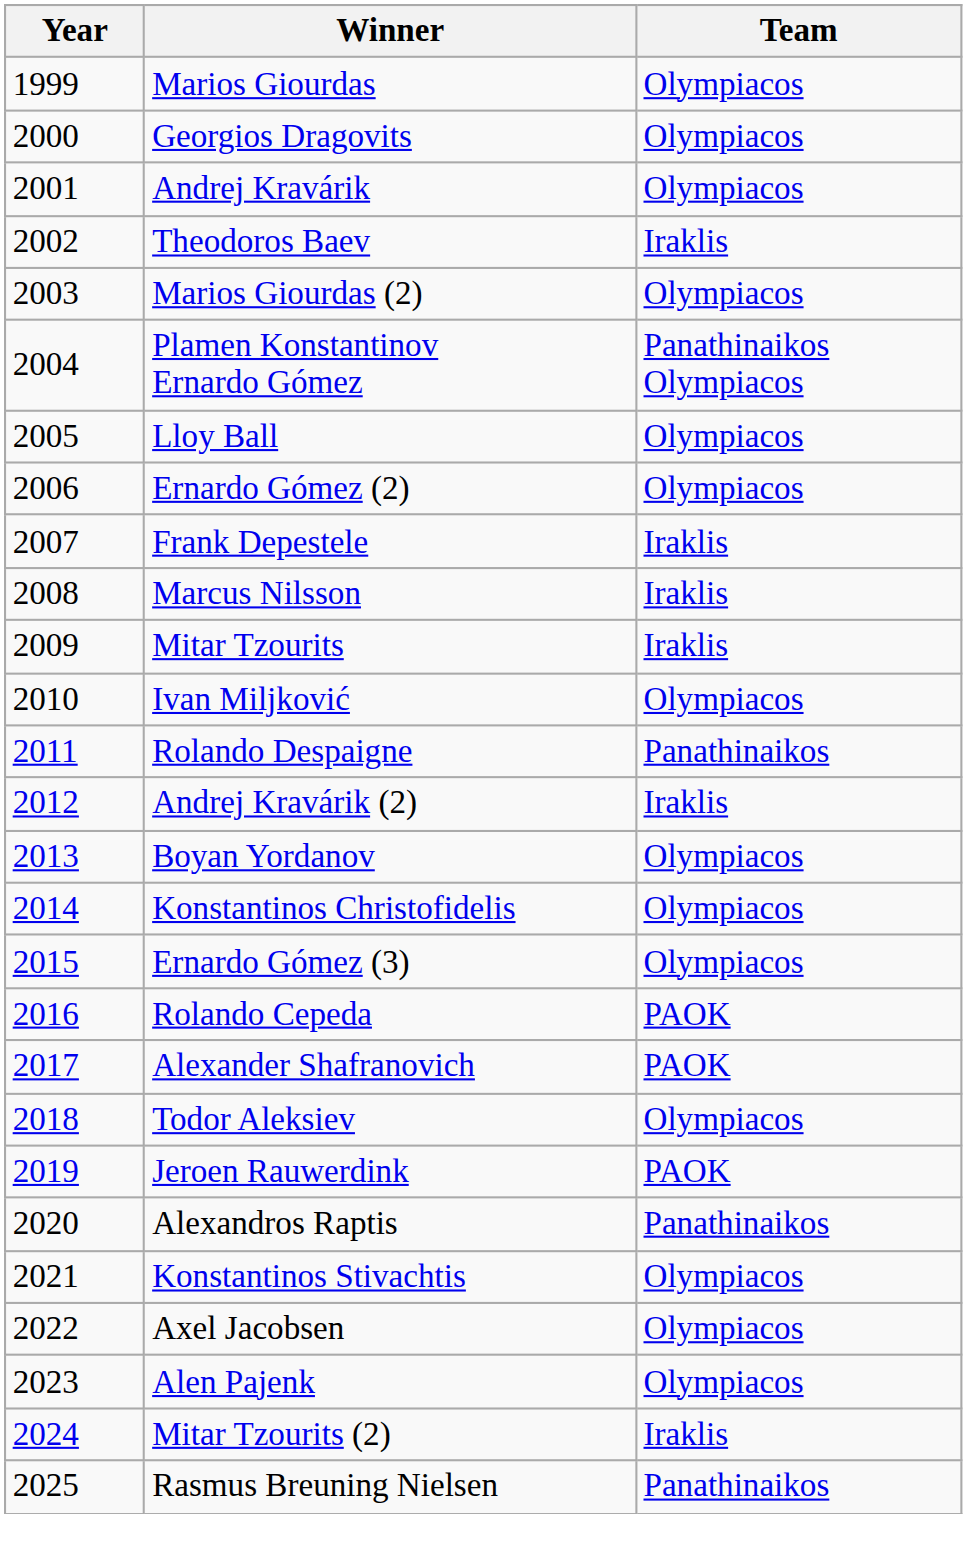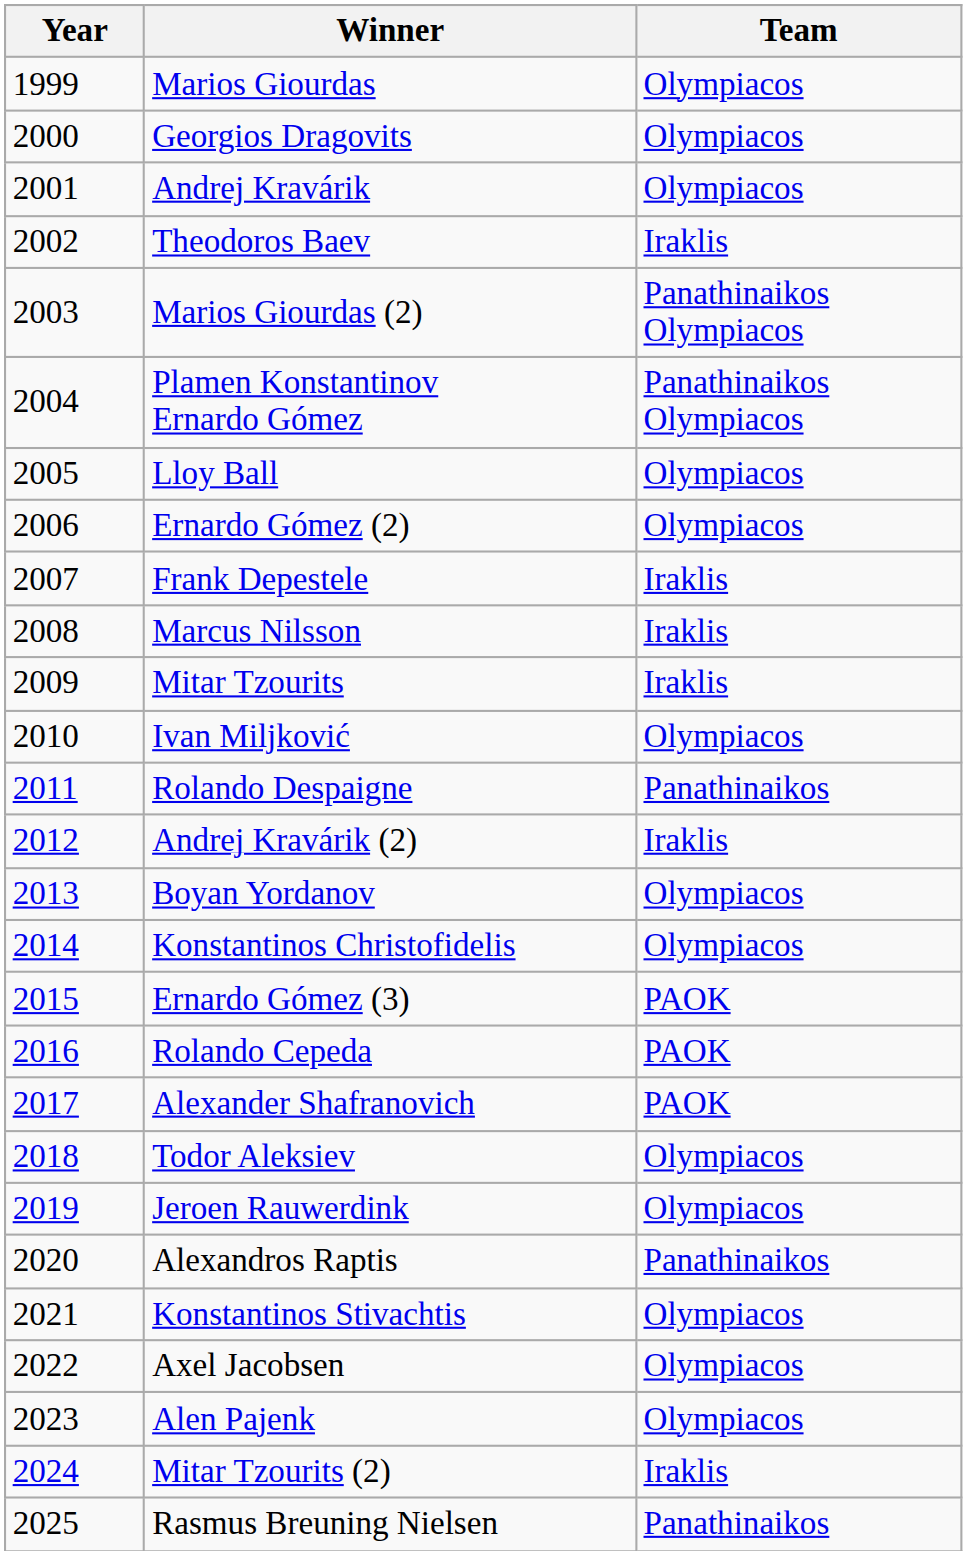(724, 293) Olympiacos -> (736, 312) Panathinaikos Olympiacos
(724, 960) Olympiacos -> (687, 998) PAOK
(687, 1171) PAOK -> (724, 1208) Olympiacos
